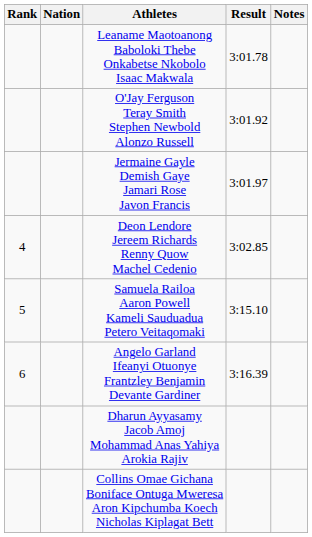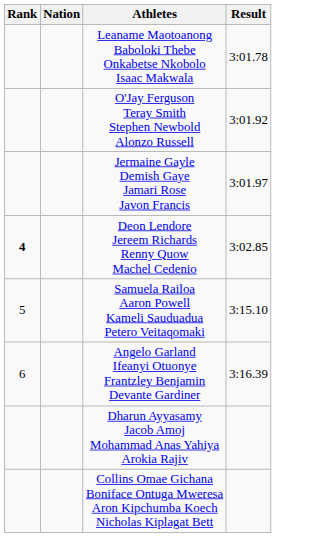- column: (289, 14)
(22, 247) normal -> (22, 247) bold
